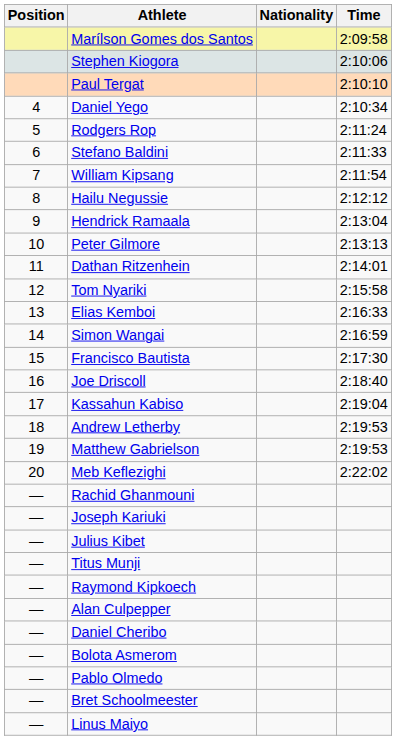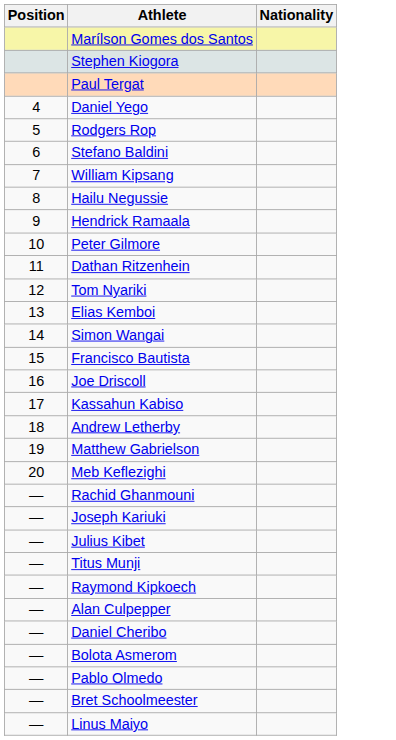- column: (364, 15)
